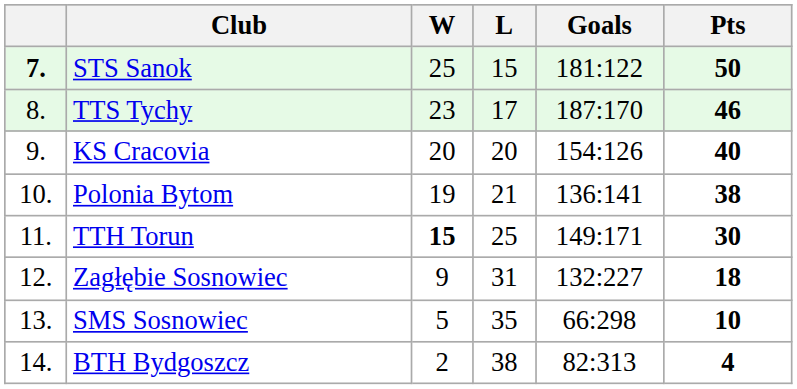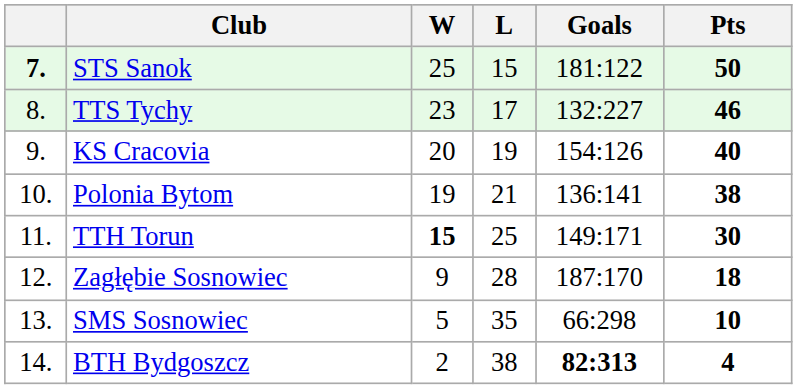(599, 109) 187:170 -> (599, 109) 132:227
(504, 151) 20 -> (504, 151) 19
(504, 278) 31 -> (504, 278) 28
(599, 278) 132:227 -> (599, 278) 187:170
(599, 362) normal -> (599, 362) bold
